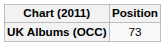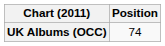(135, 32) 73 -> (135, 32) 74
